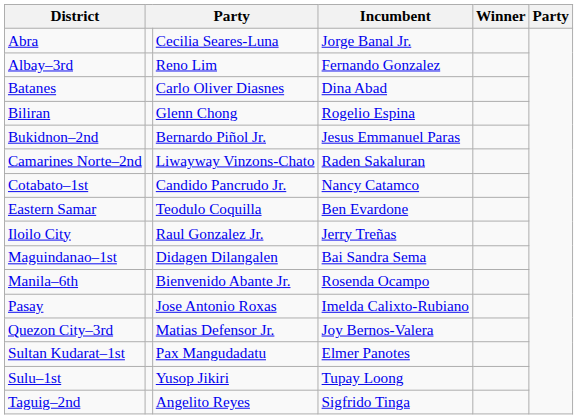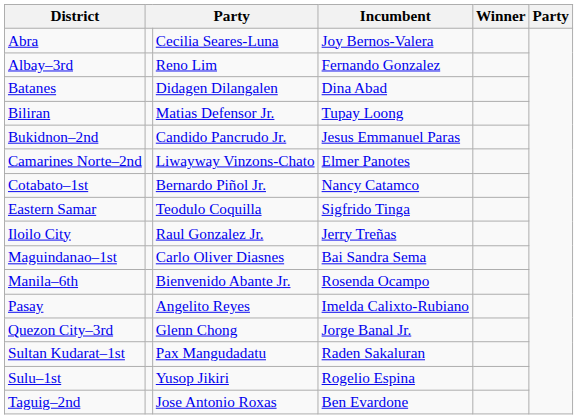(366, 40) Jorge Banal Jr. -> (378, 40) Joy Bernos-Valera
(220, 88) Carlo Oliver Diasnes -> (217, 88) Didagen Dilangalen
(197, 112) Glenn Chong -> (215, 112) Matias Defensor Jr.
(368, 112) Rogelio Espina -> (363, 112) Tupay Loong
(211, 137) Bernardo Piñol Jr. -> (221, 137) Candido Pancrudo Jr.
(373, 161) Raden Sakaluran -> (366, 161) Elmer Panotes
(221, 185) Candido Pancrudo Jr. -> (211, 185) Bernardo Piñol Jr.
(365, 209) Ben Evardone -> (366, 209) Sigfrido Tinga
(217, 257) Didagen Dilangalen -> (220, 257) Carlo Oliver Diasnes
(216, 305) Jose Antonio Roxas -> (203, 305) Angelito Reyes
(215, 329) Matias Defensor Jr. -> (197, 329) Glenn Chong
(378, 329) Joy Bernos-Valera -> (366, 329) Jorge Banal Jr.
(366, 354) Elmer Panotes -> (373, 354) Raden Sakaluran
(363, 378) Tupay Loong -> (368, 378) Rogelio Espina
(203, 402) Angelito Reyes -> (216, 402) Jose Antonio Roxas
(366, 402) Sigfrido Tinga -> (365, 402) Ben Evardone
